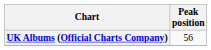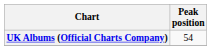(188, 38) 56 -> (188, 38) 54
